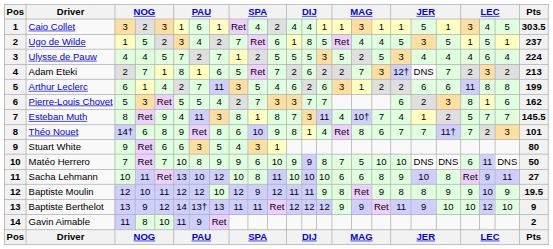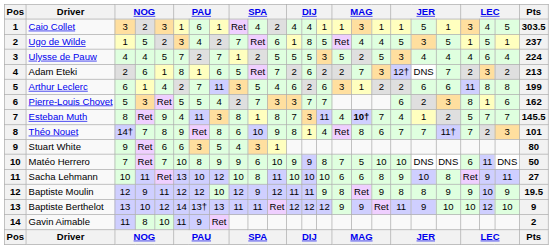(145, 71) 7 -> (145, 71) 6
(361, 116) normal -> (361, 116) bold
(145, 131) 6 -> (145, 131) 7
(145, 192) 10 -> (145, 192) 9
(145, 207) 9 -> (145, 207) 10
